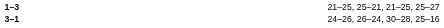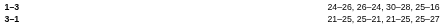(384, 7) 21–25, 25–21, 21–25, 25–27 -> (384, 7) 24–26, 26–24, 30–28, 25–16
(384, 19) 24–26, 26–24, 30–28, 25–16 -> (384, 19) 21–25, 25–21, 21–25, 25–27
